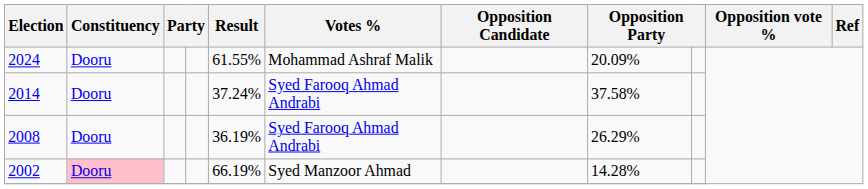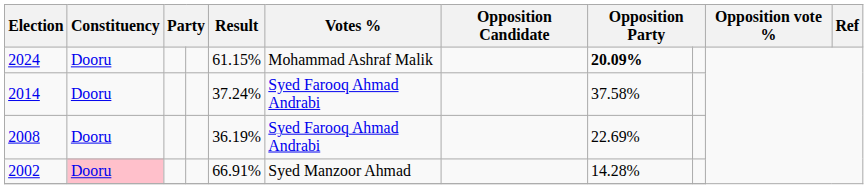(237, 60) 61.55% -> (237, 60) 61.15%
(615, 60) normal -> (617, 60) bold
(615, 136) 26.29% -> (615, 136) 22.69%
(237, 171) 66.19% -> (237, 171) 66.91%
